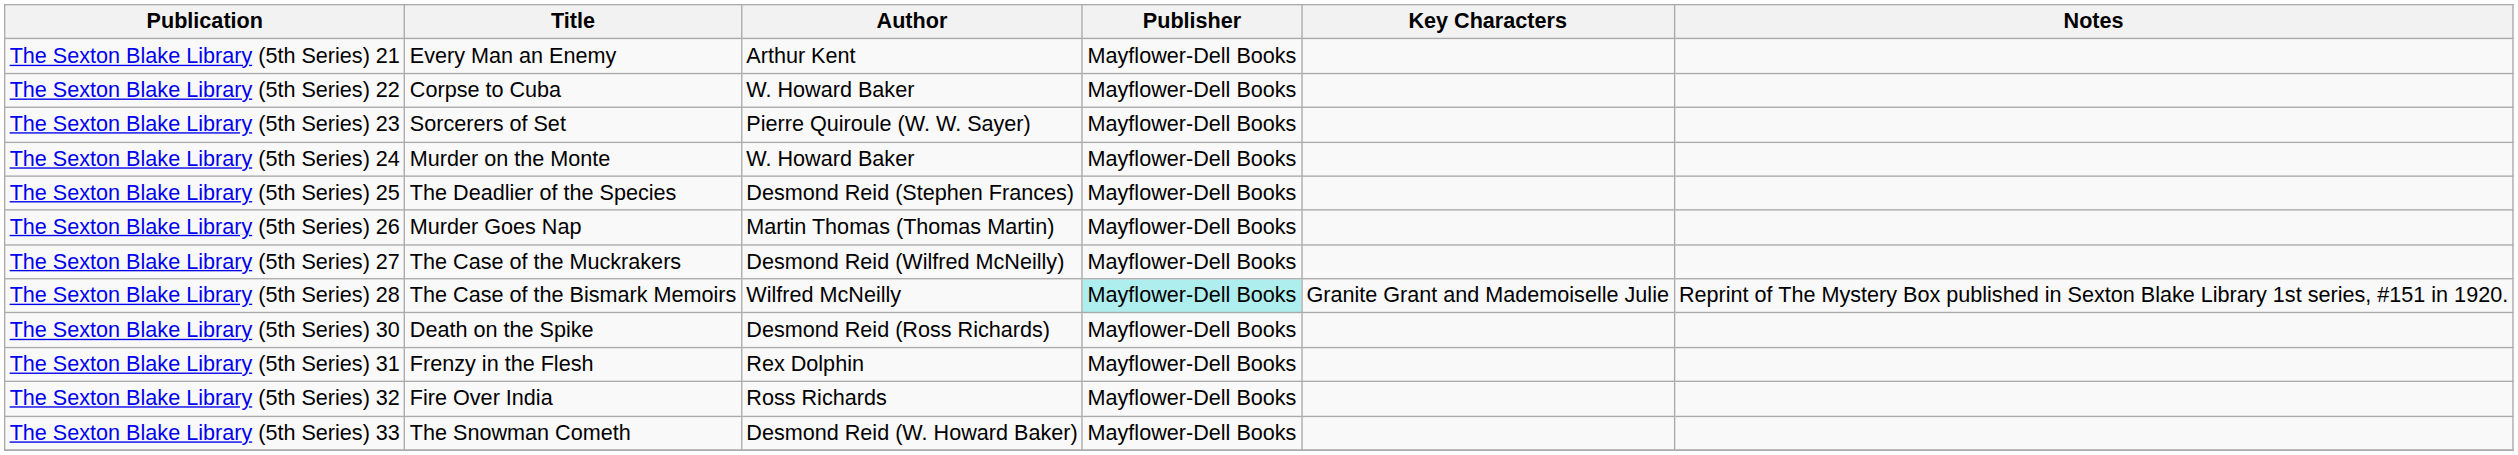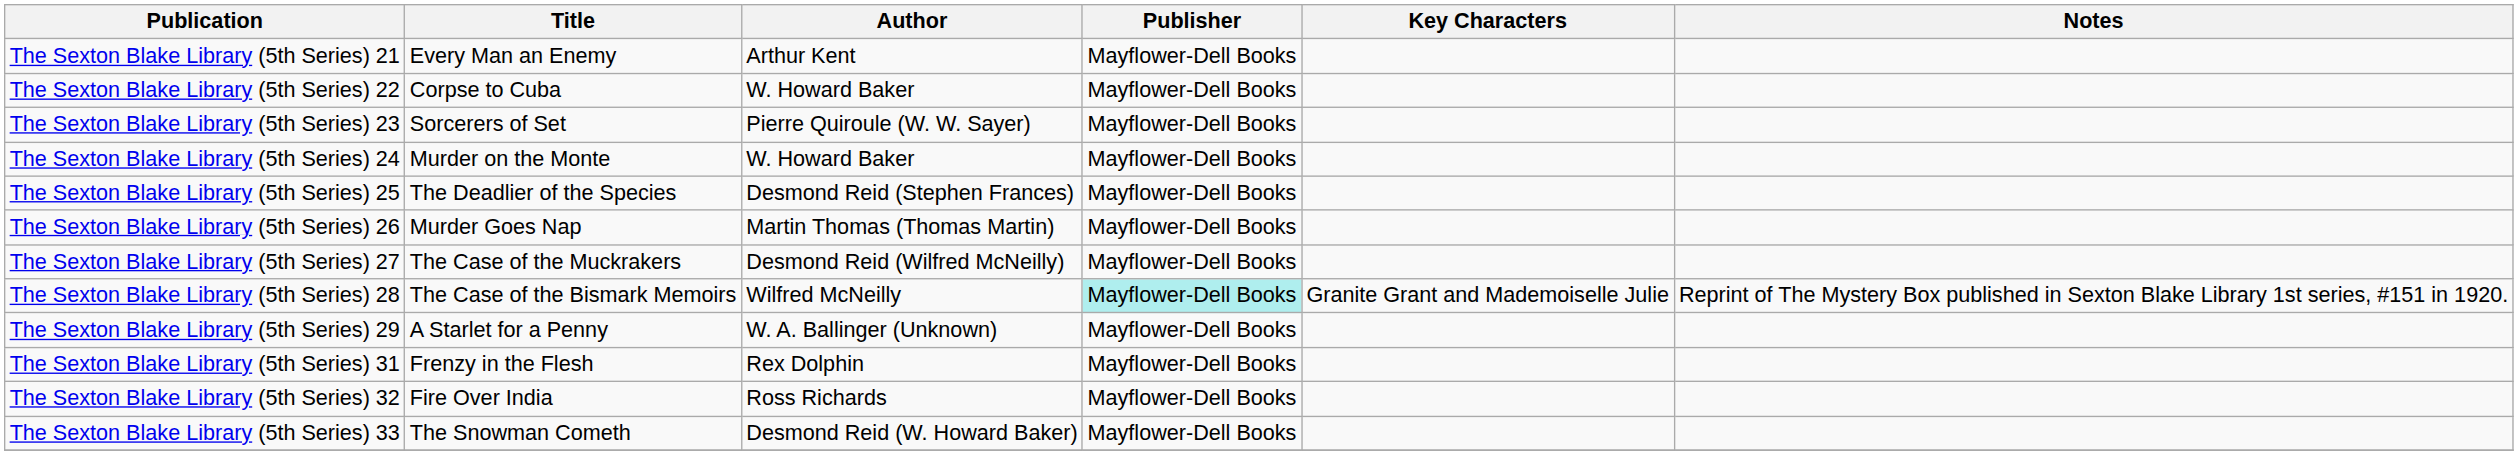+ row: (205, 329)
- row: (205, 329)
